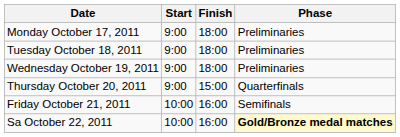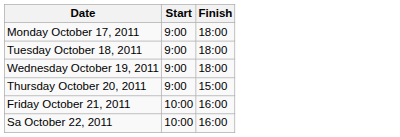- column: (315, 13)
